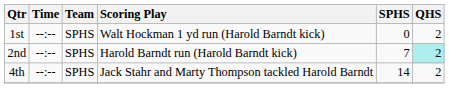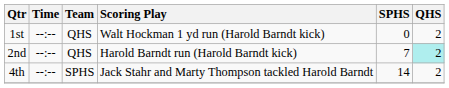(80, 33) SPHS -> (80, 33) QHS
(80, 53) SPHS -> (80, 53) QHS
